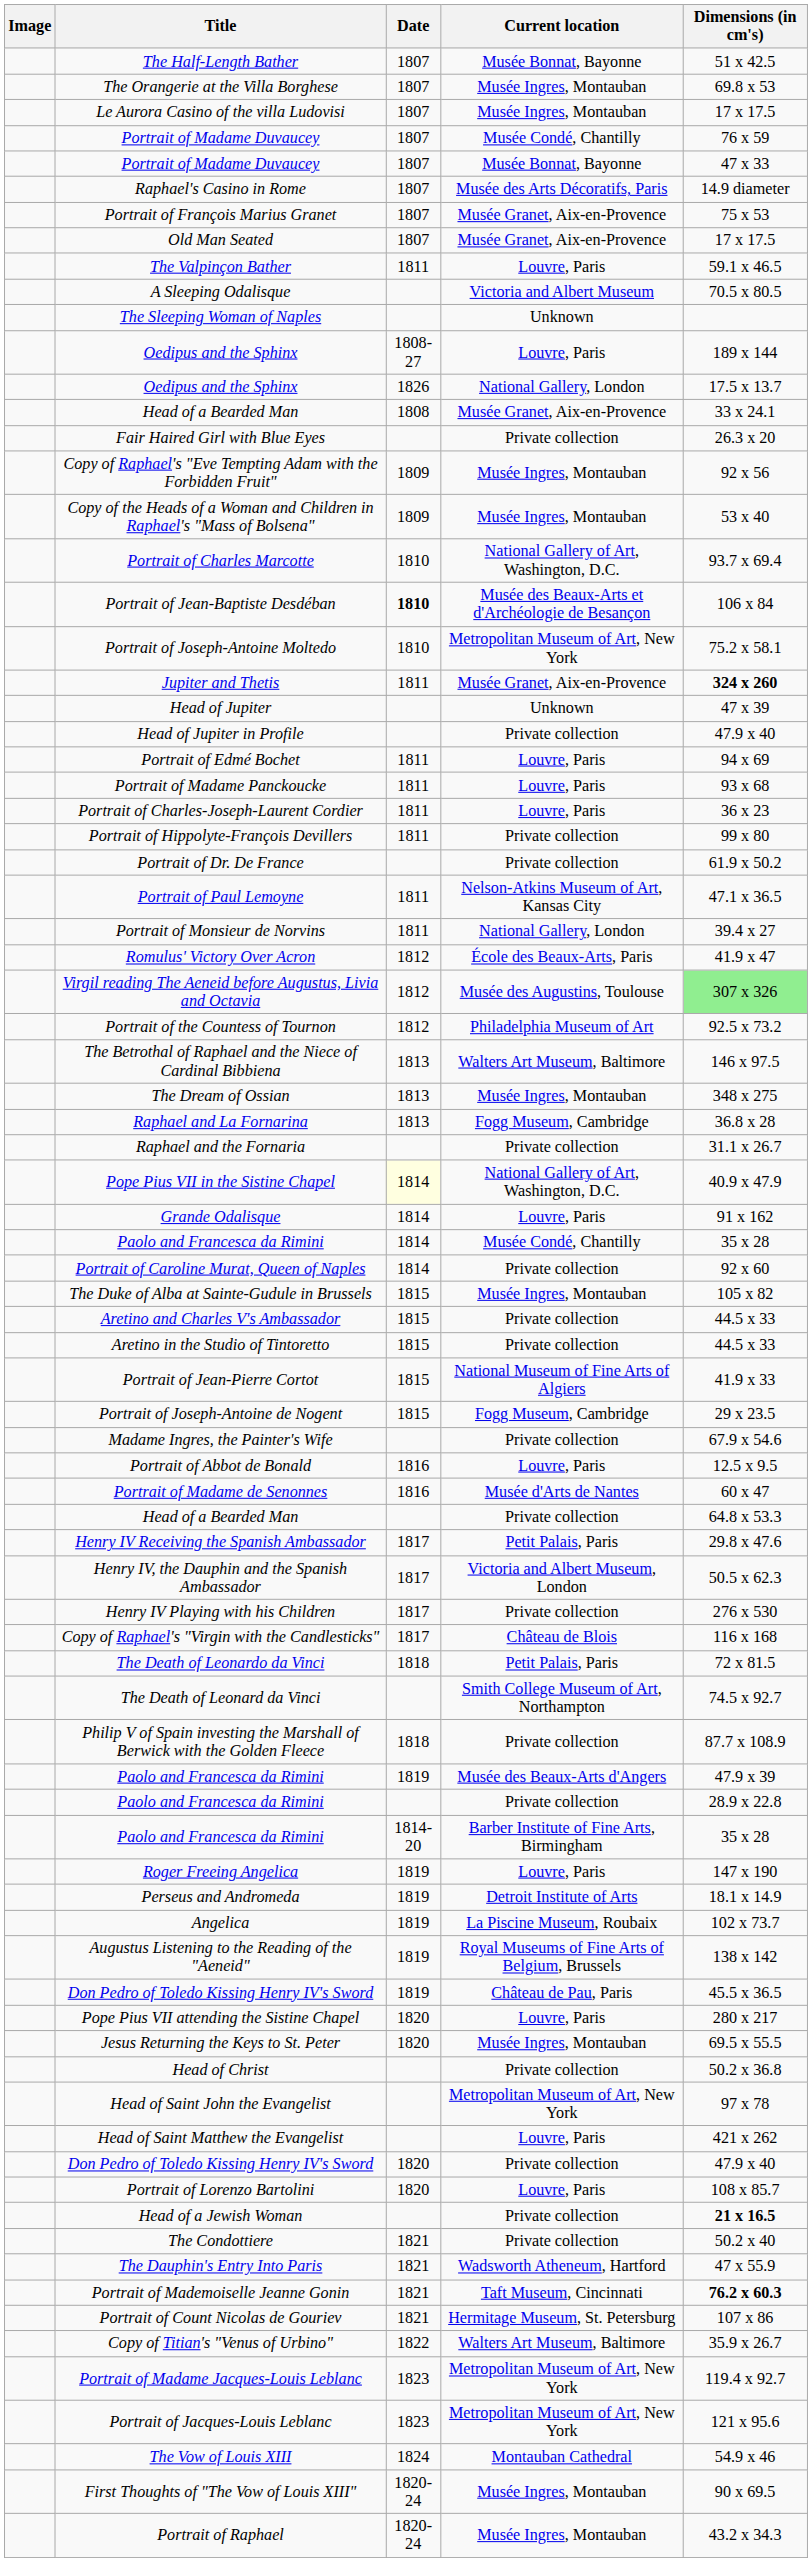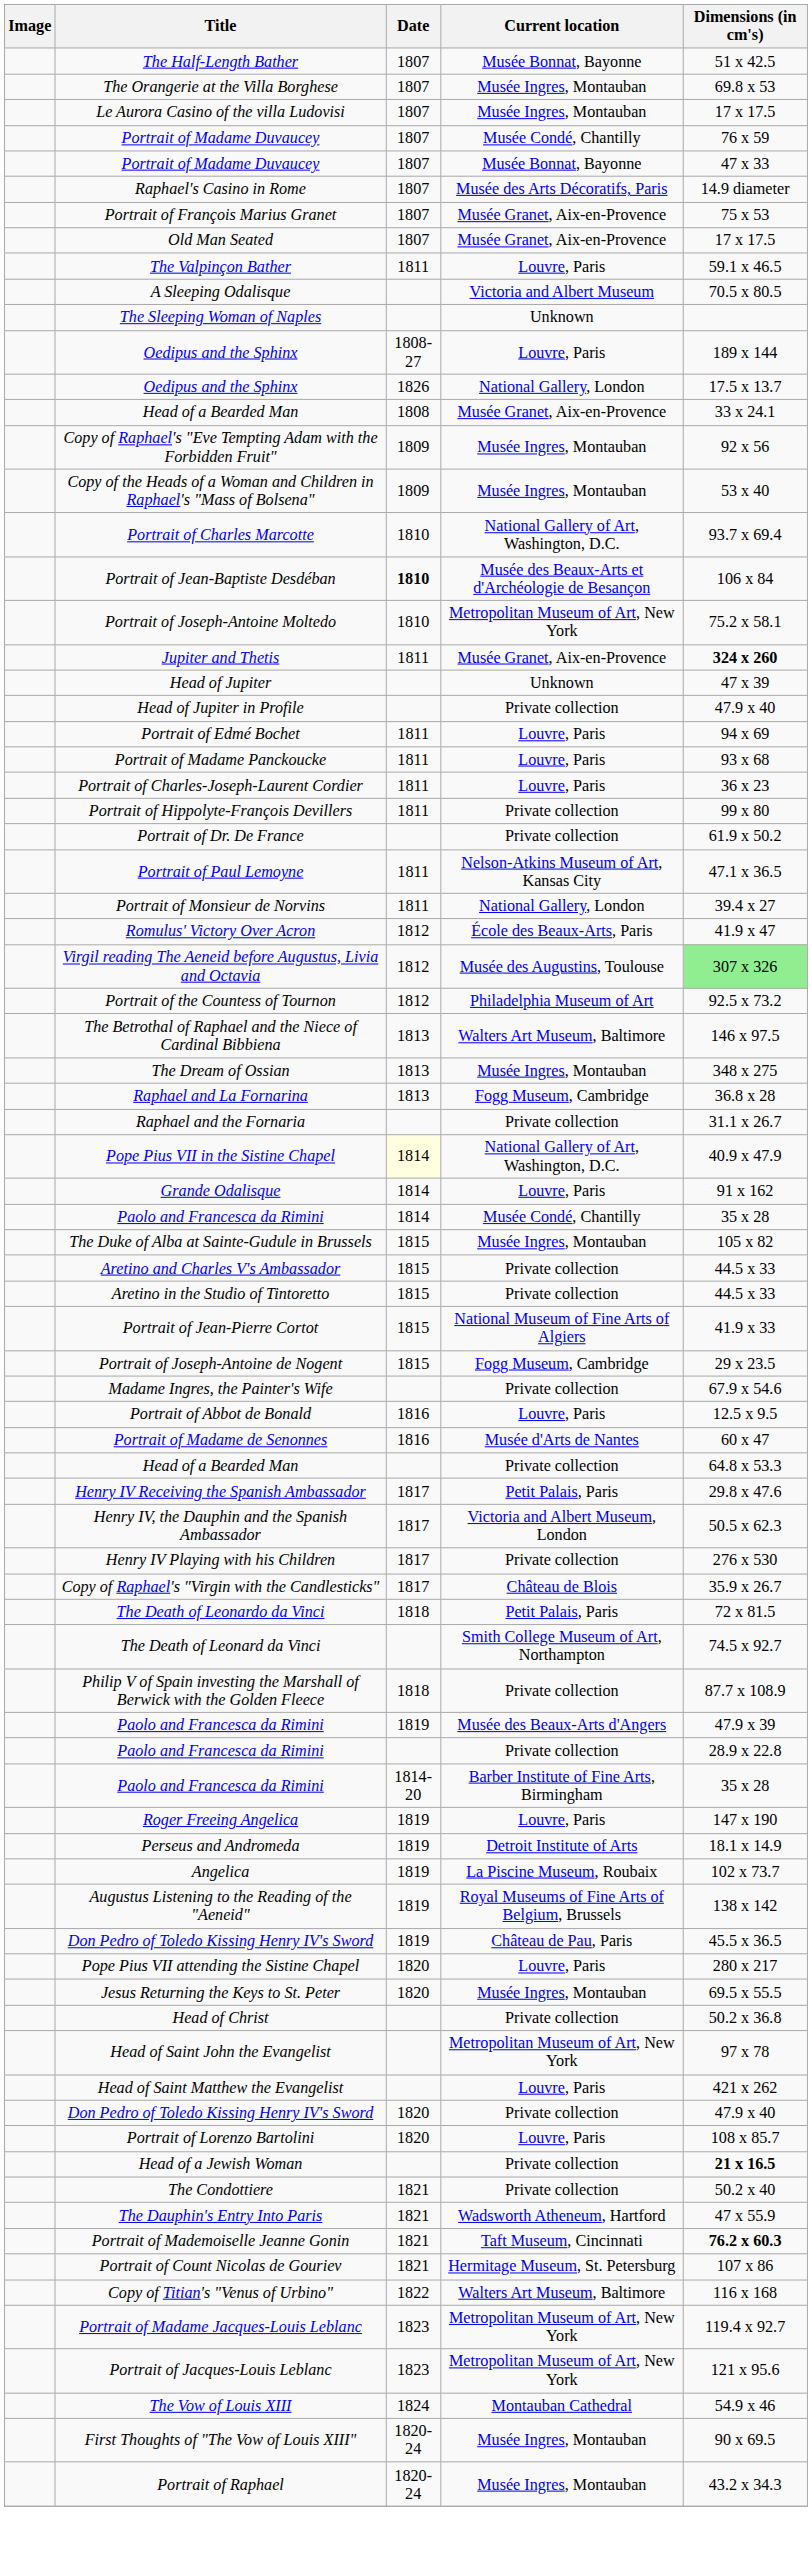- row: (221, 438)
- row: (221, 1268)
(745, 1637) 116 x 168 -> (745, 1586) 35.9 x 26.7
(745, 2343) 35.9 x 26.7 -> (745, 2292) 116 x 168
